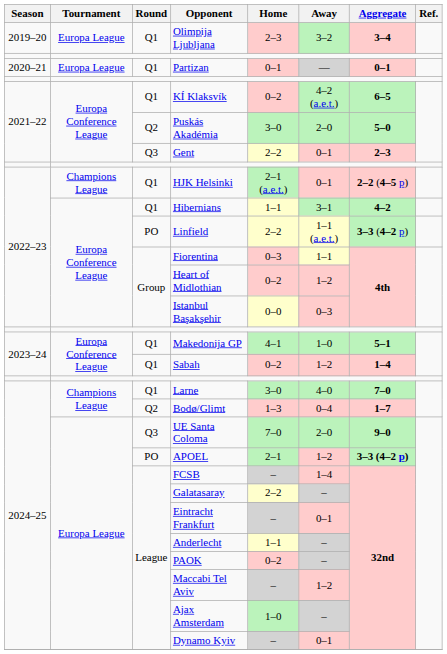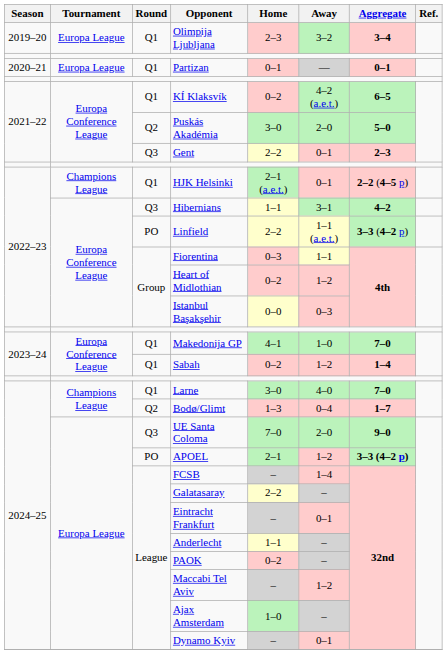(151, 207) Q1 -> (151, 207) Q3
(383, 343) 5–1 -> (383, 343) 7–0
